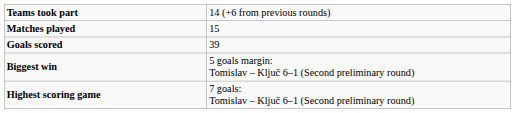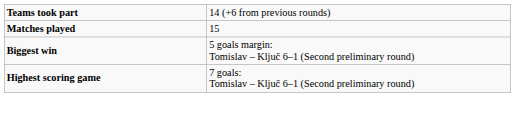- row: (35, 45)
